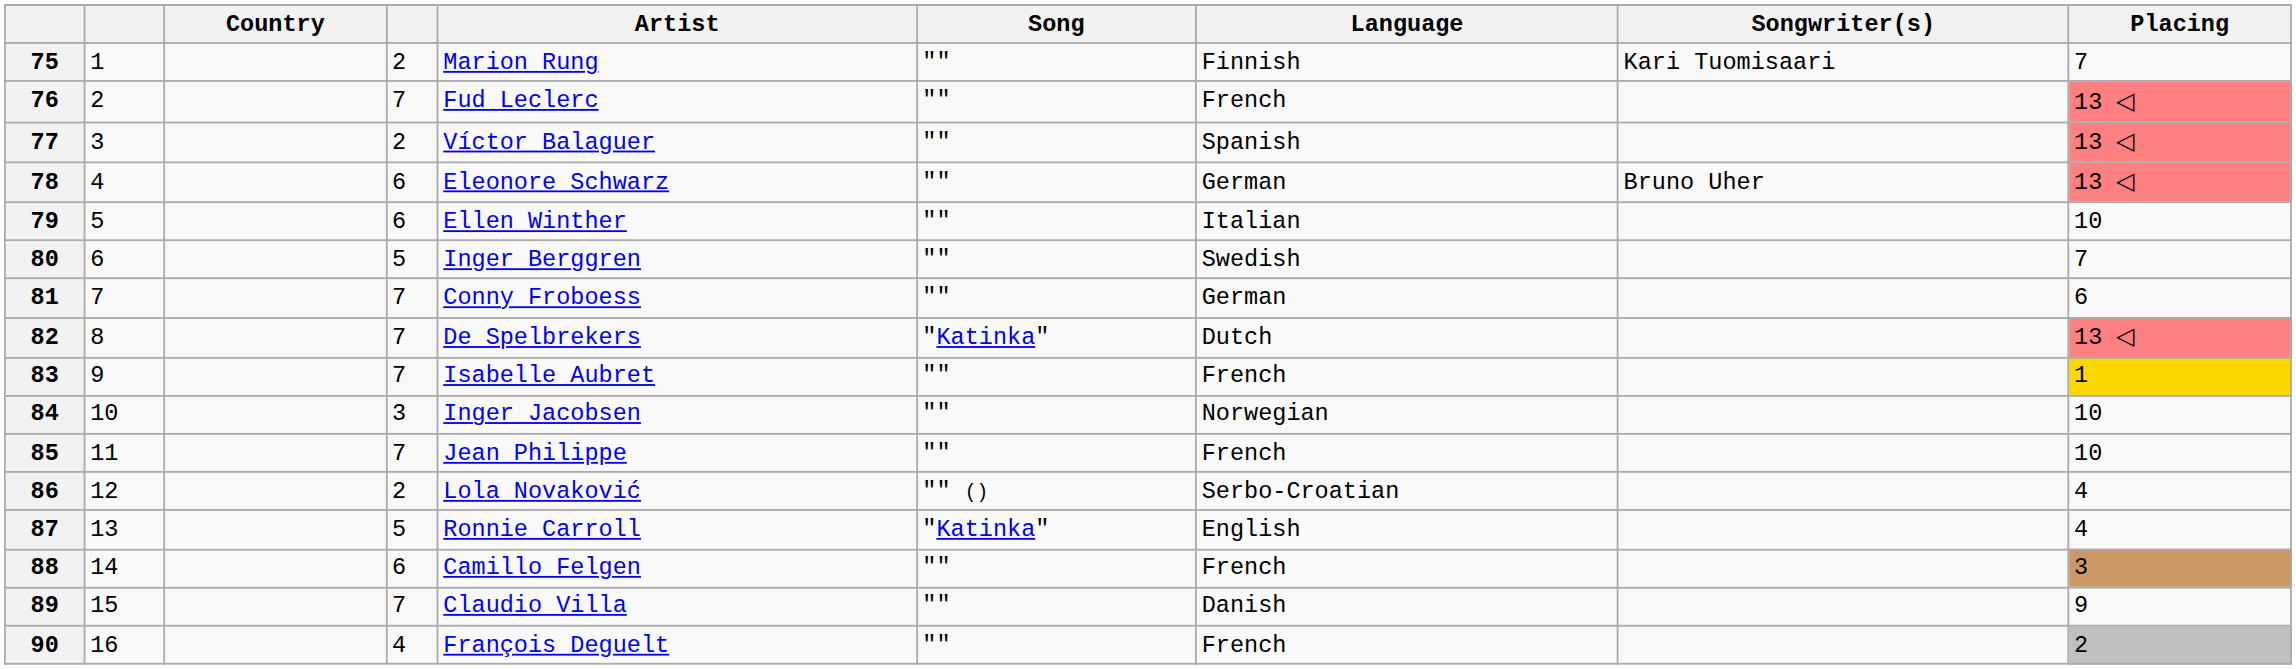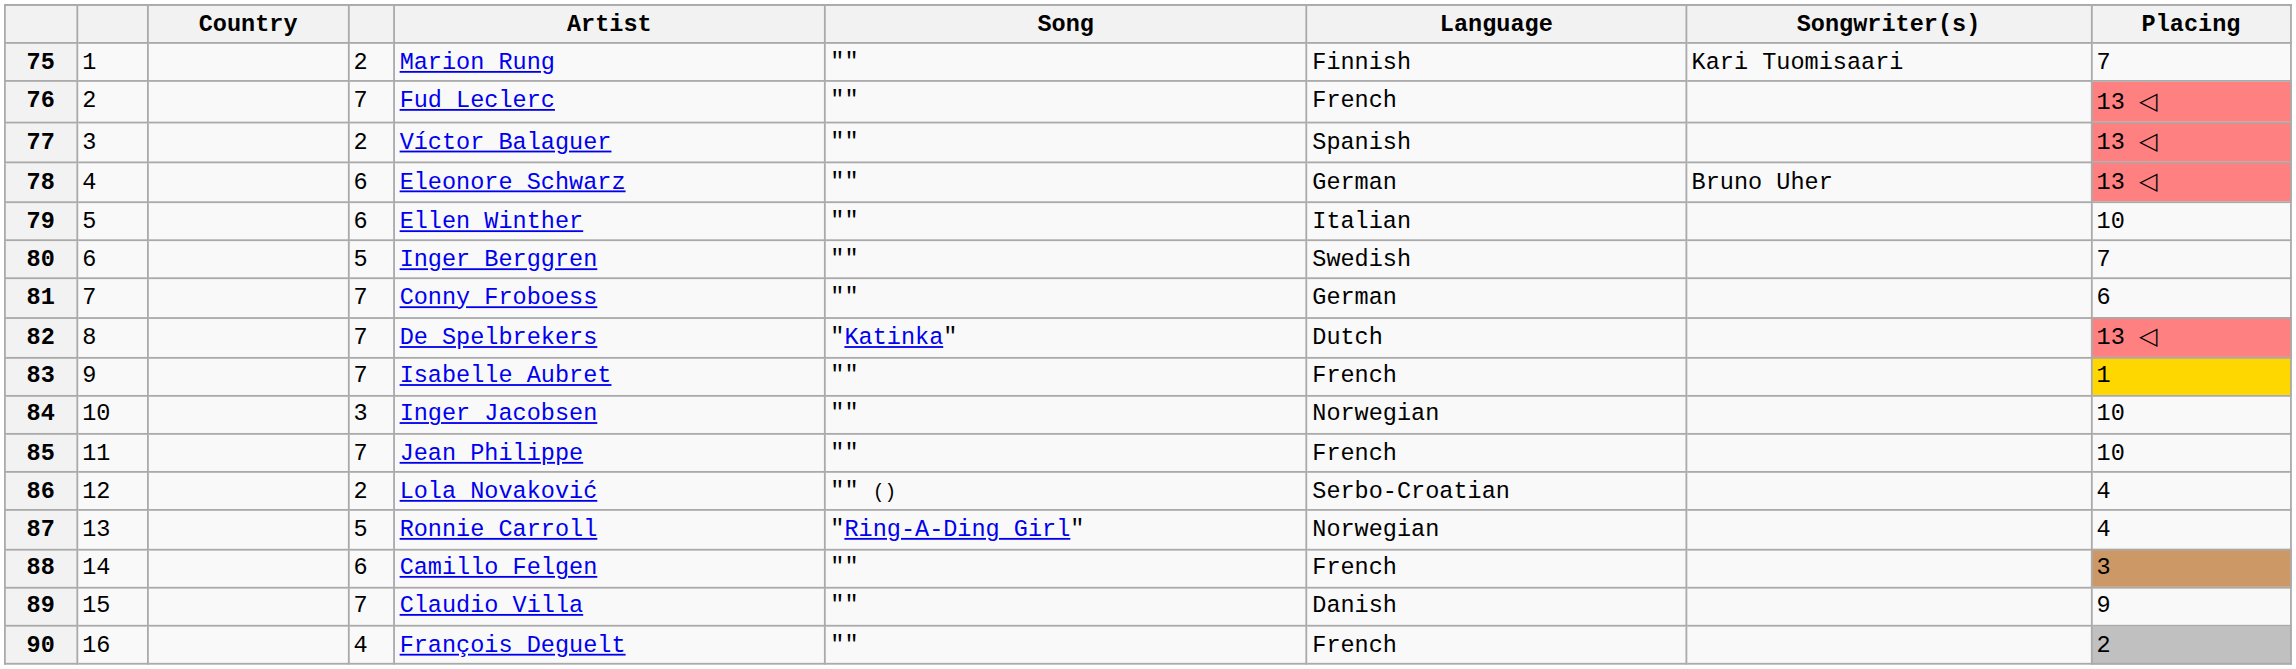(986, 530) "Katinka" -> (957, 530) "Ring-A-Ding Girl"
(1251, 530) English -> (1376, 530) Norwegian
